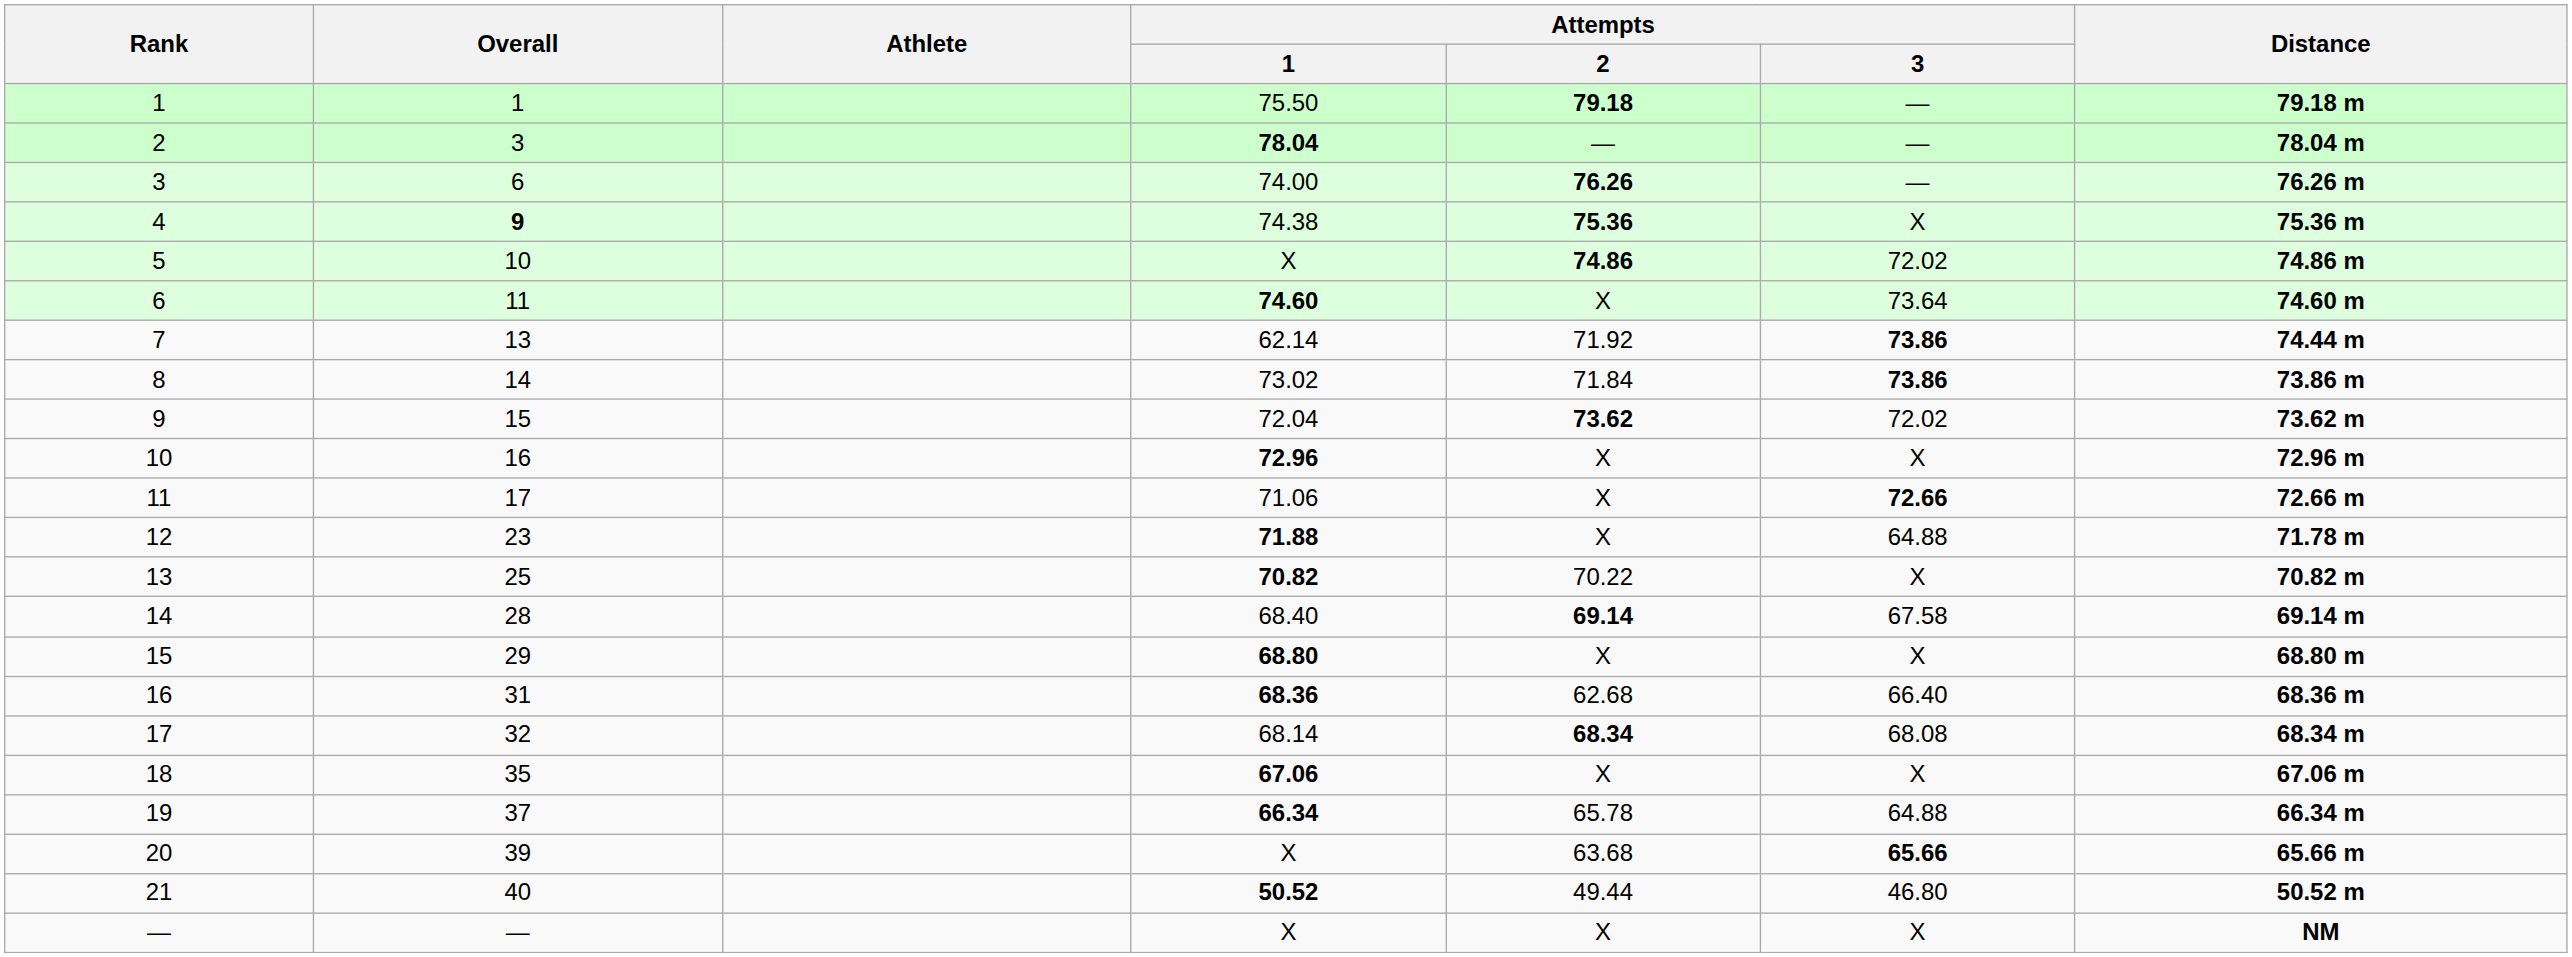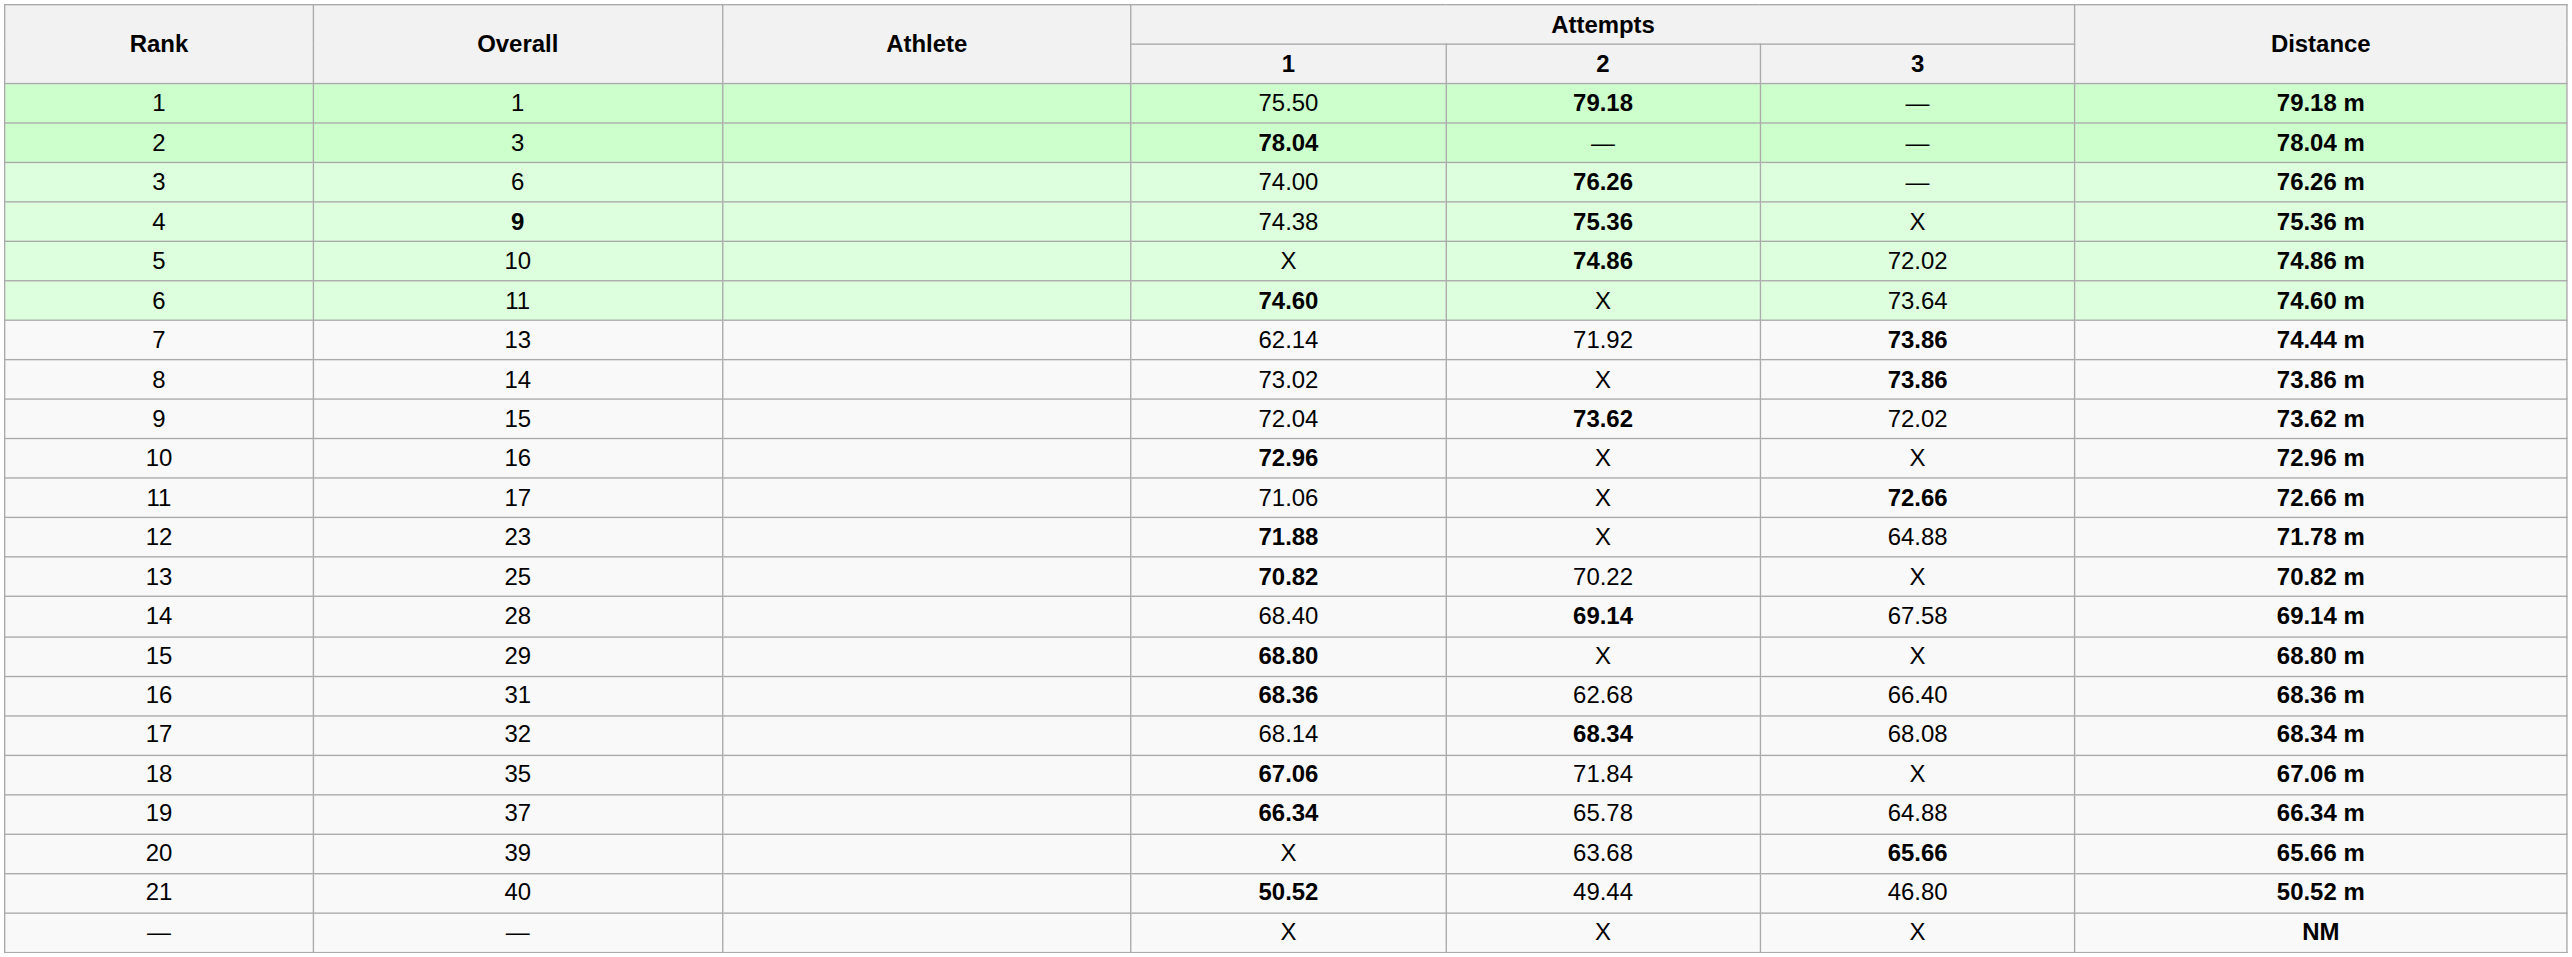(1603, 379) 71.84 -> (1603, 379) X
(1603, 774) X -> (1603, 774) 71.84
